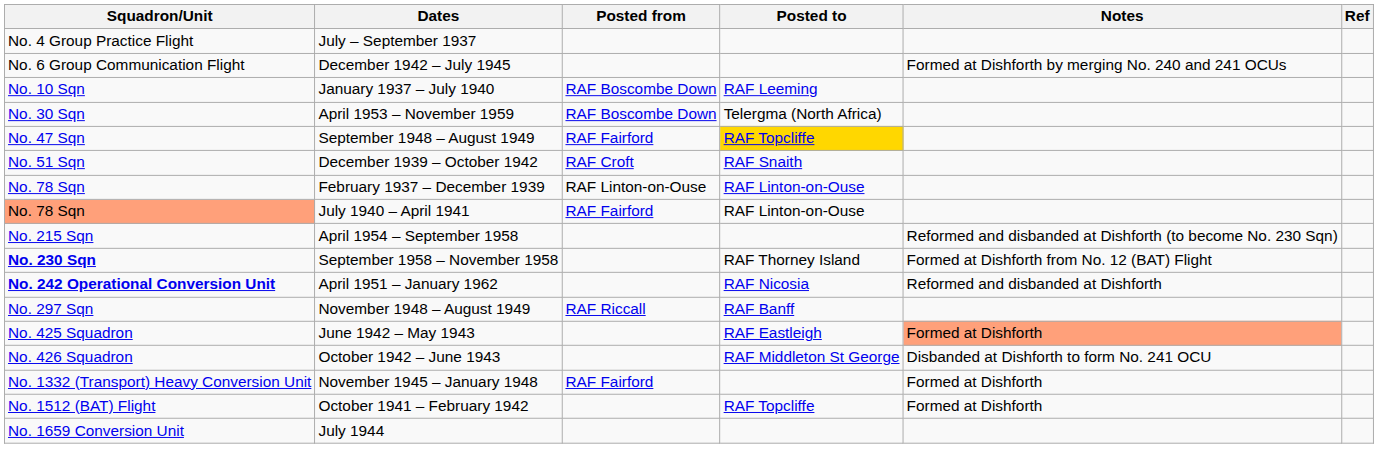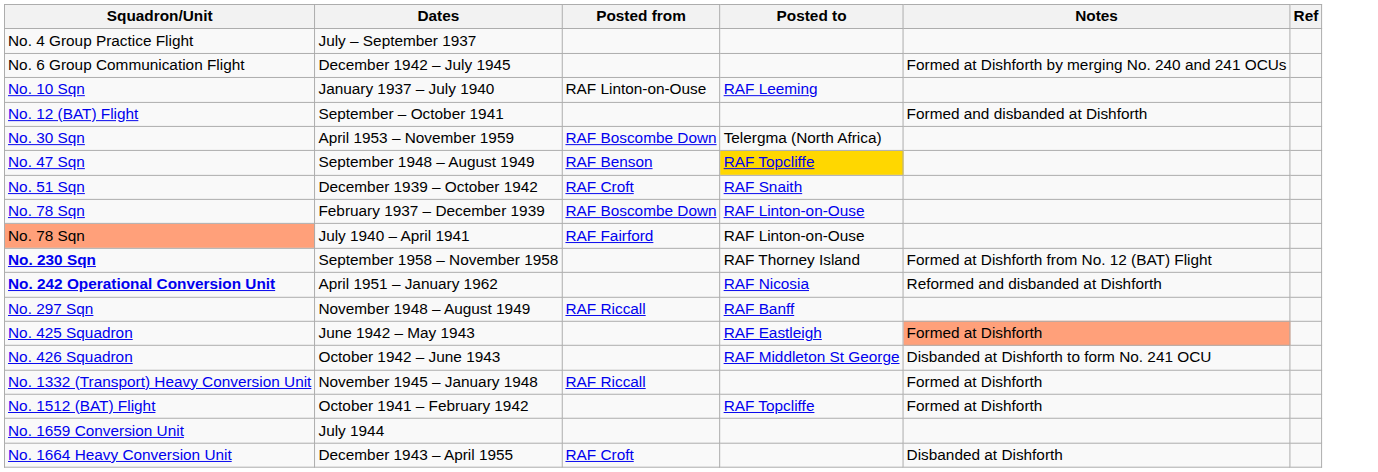(641, 89) RAF Boscombe Down -> (636, 89) RAF Linton-on-Ouse
+ row: (411, 114)
(609, 138) RAF Fairford -> (609, 162) RAF Benson
(636, 187) RAF Linton-on-Ouse -> (641, 211) RAF Boscombe Down
- row: (418, 235)
(609, 382) RAF Fairford -> (606, 382) RAF Riccall
+ row: (416, 455)
